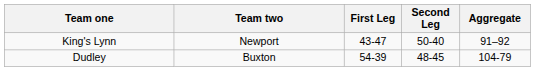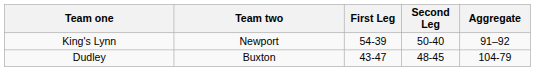(373, 41) 43-47 -> (373, 41) 54-39
(373, 58) 54-39 -> (373, 58) 43-47
